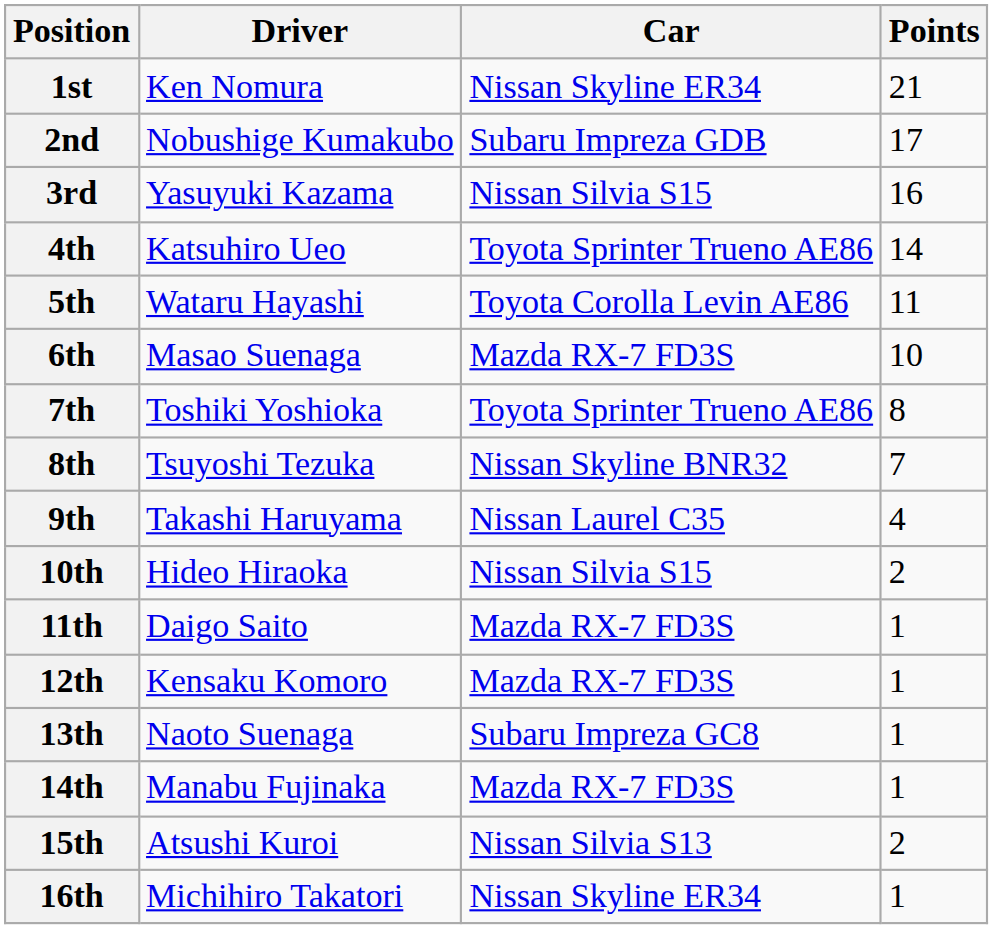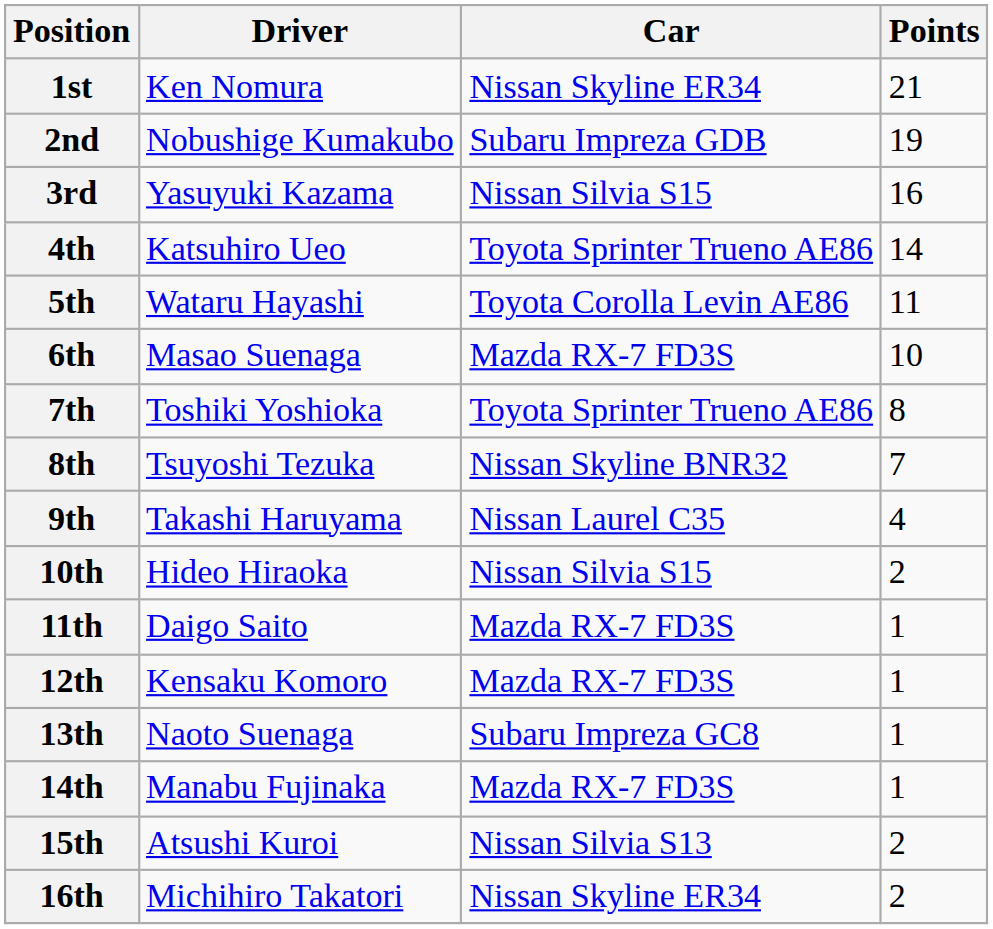(906, 139) 17 -> (906, 139) 19
(897, 896) 1 -> (897, 896) 2
